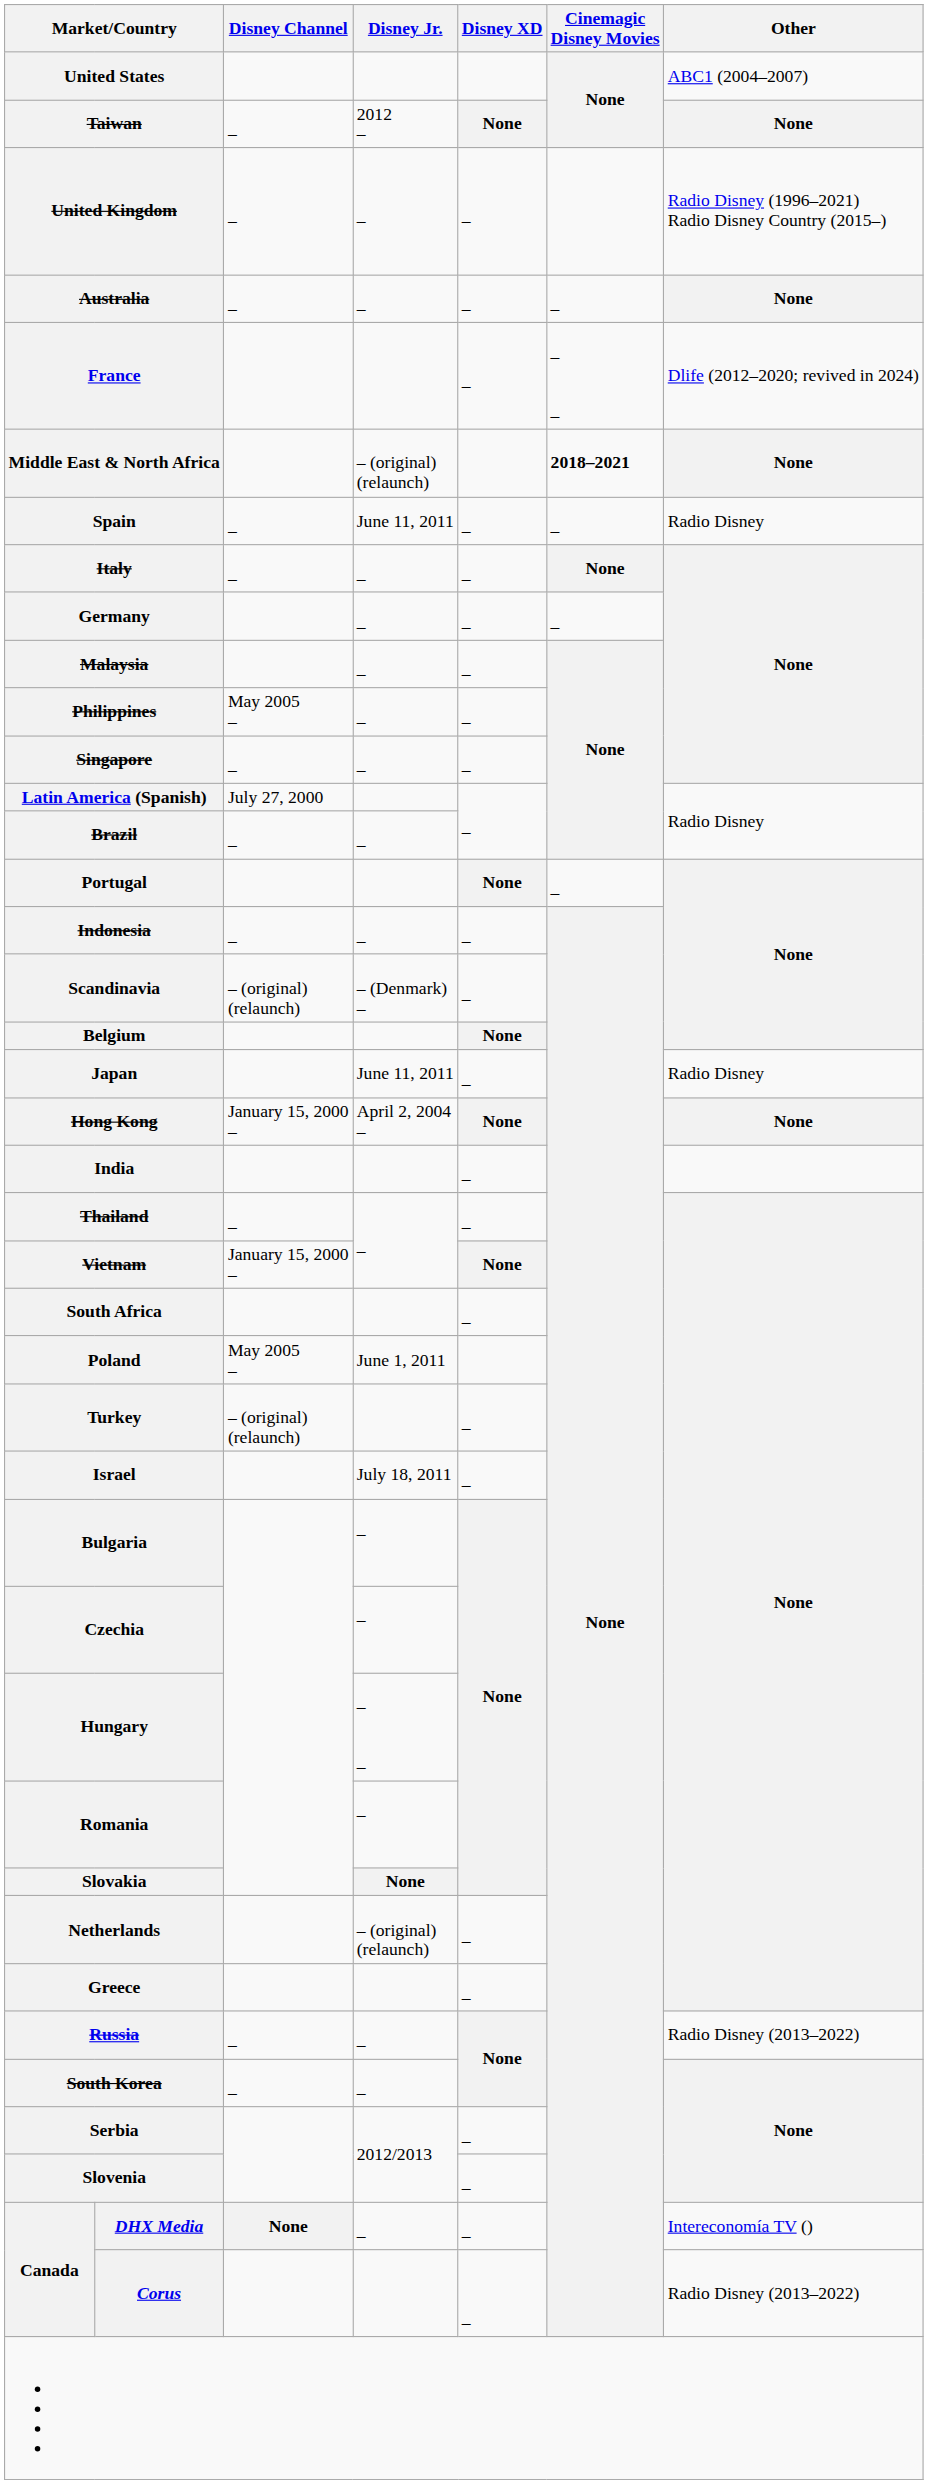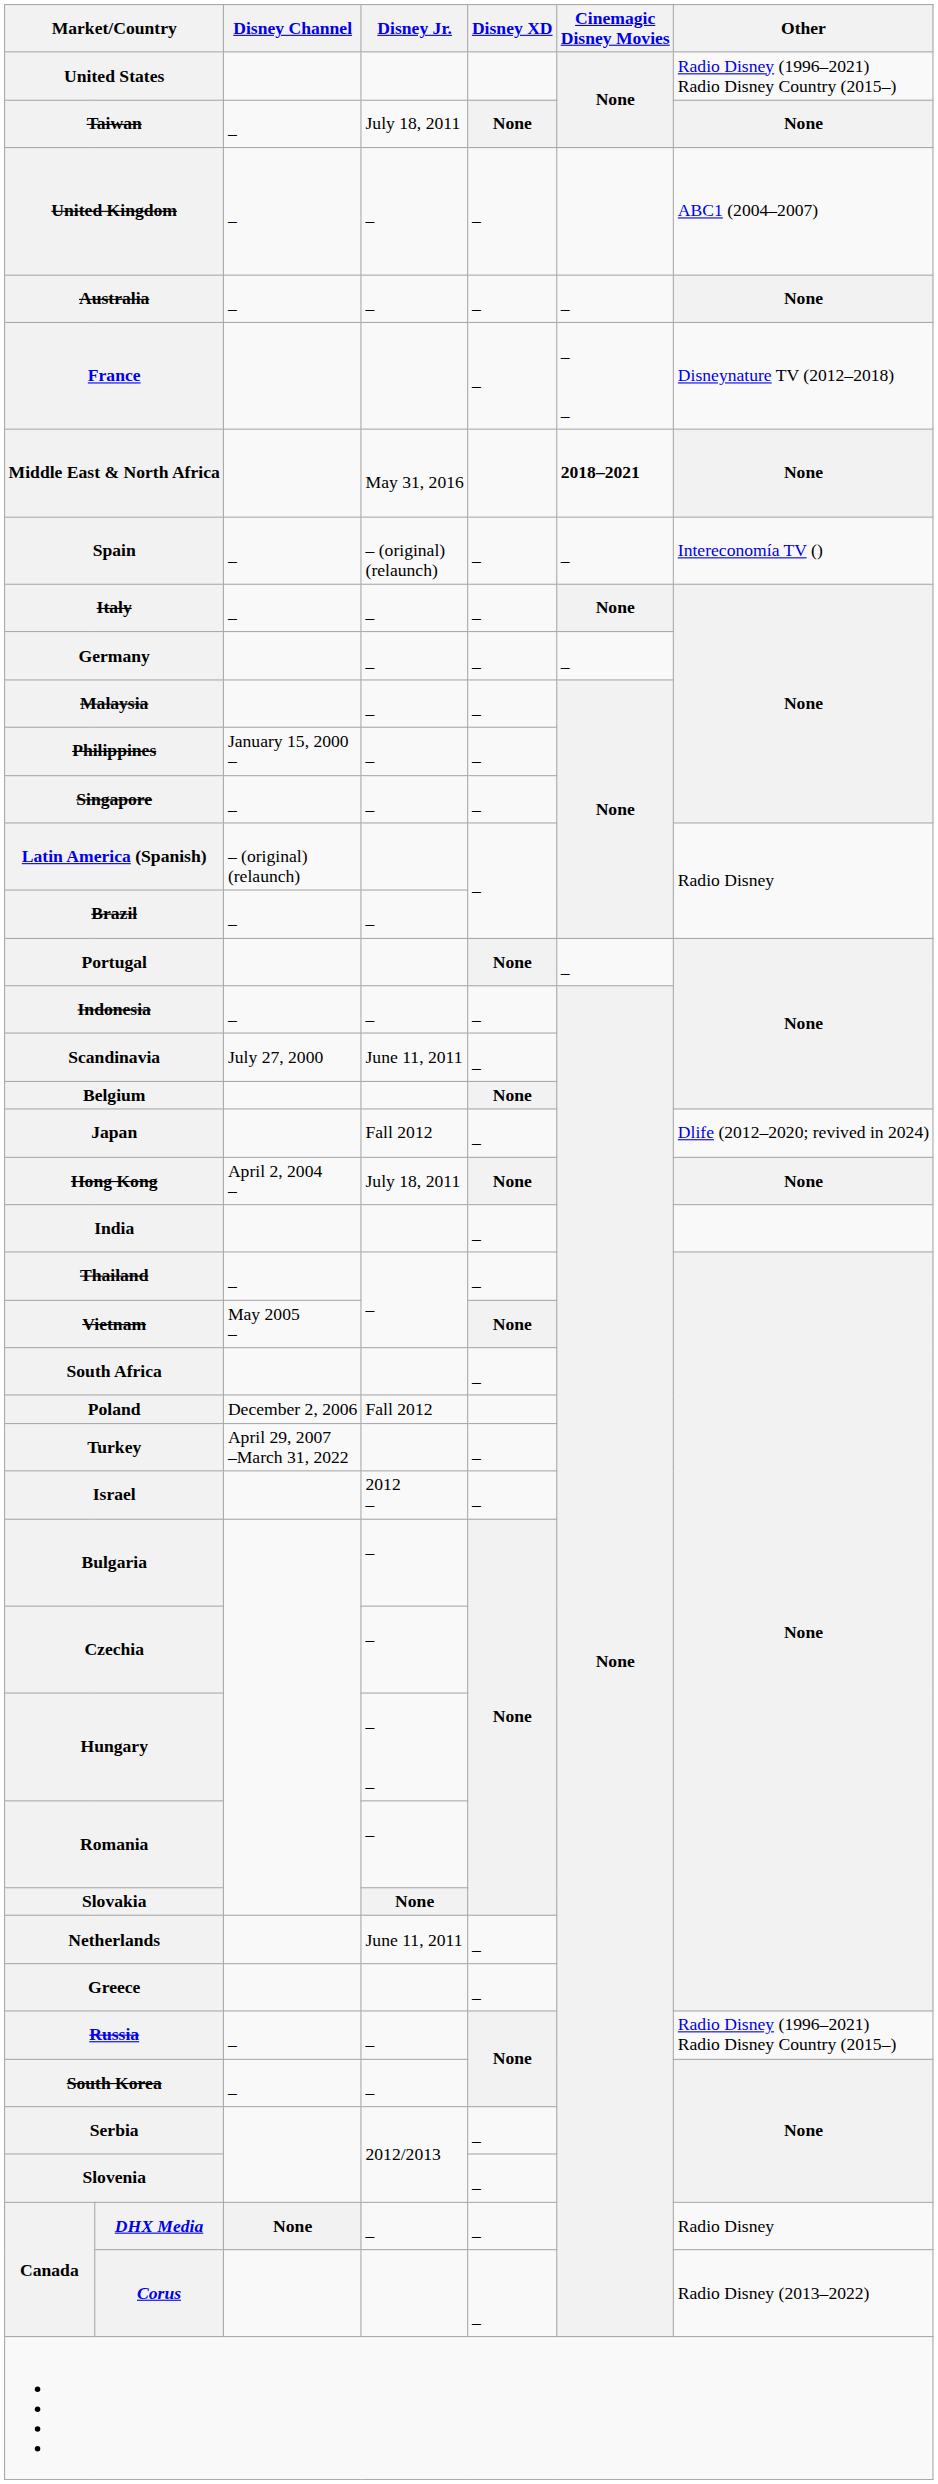(738, 76) ABC1 (2004–2007) -> (787, 76) Radio Disney (1996–2021) Radio Disney Country (2015–)
(374, 123) 2012 – -> (413, 123) July 18, 2011
(777, 211) Radio Disney (1996–2021) Radio Disney Country (2015–) -> (748, 211) ABC1 (2004–2007)
(793, 375) Dlife (2012–2020; revived in 2024) -> (786, 375) Disneynature TV (2012–2018)
(397, 473) – (original) (relaunch) -> (415, 482) May 31, 2016
(405, 520) June 11, 2011 -> (405, 560) – (original) (relaunch)
(716, 520) Radio Disney -> (750, 550) Intereconomía TV ()
(264, 711) May 2005 – -> (288, 751) January 15, 2000 –
(276, 797) July 27, 2000 -> (268, 866) – (original) (relaunch)
(268, 997) – (original) (relaunch) -> (276, 1057) July 27, 2000
(402, 997) – (Denmark) – -> (414, 1057) June 11, 2011
(405, 1073) June 11, 2011 -> (399, 1132) Fall 2012
(716, 1073) Radio Disney -> (803, 1132) Dlife (2012–2020; revived in 2024)
(288, 1121) January 15, 2000 – -> (275, 1180) April 2, 2004 –
(404, 1121) April 2, 2004 – -> (413, 1180) July 18, 2011
(288, 1264) January 15, 2000 – -> (264, 1323) May 2005 –
(264, 1359) May 2005 – -> (293, 1409) December 2, 2006
(401, 1359) June 1, 2011 -> (399, 1409) Fall 2012
(268, 1427) – (original) (relaunch) -> (288, 1447) April 29, 2007 –March 31, 2022
(404, 1474) July 18, 2011 -> (383, 1494) 2012 –
(397, 1939) – (original) (relaunch) -> (414, 1939) June 11, 2011
(764, 2034) Radio Disney (2013–2022) -> (787, 2034) Radio Disney (1996–2021) Radio Disney Country (2015–)
(740, 2225) Intereconomía TV () -> (726, 2225) Radio Disney
